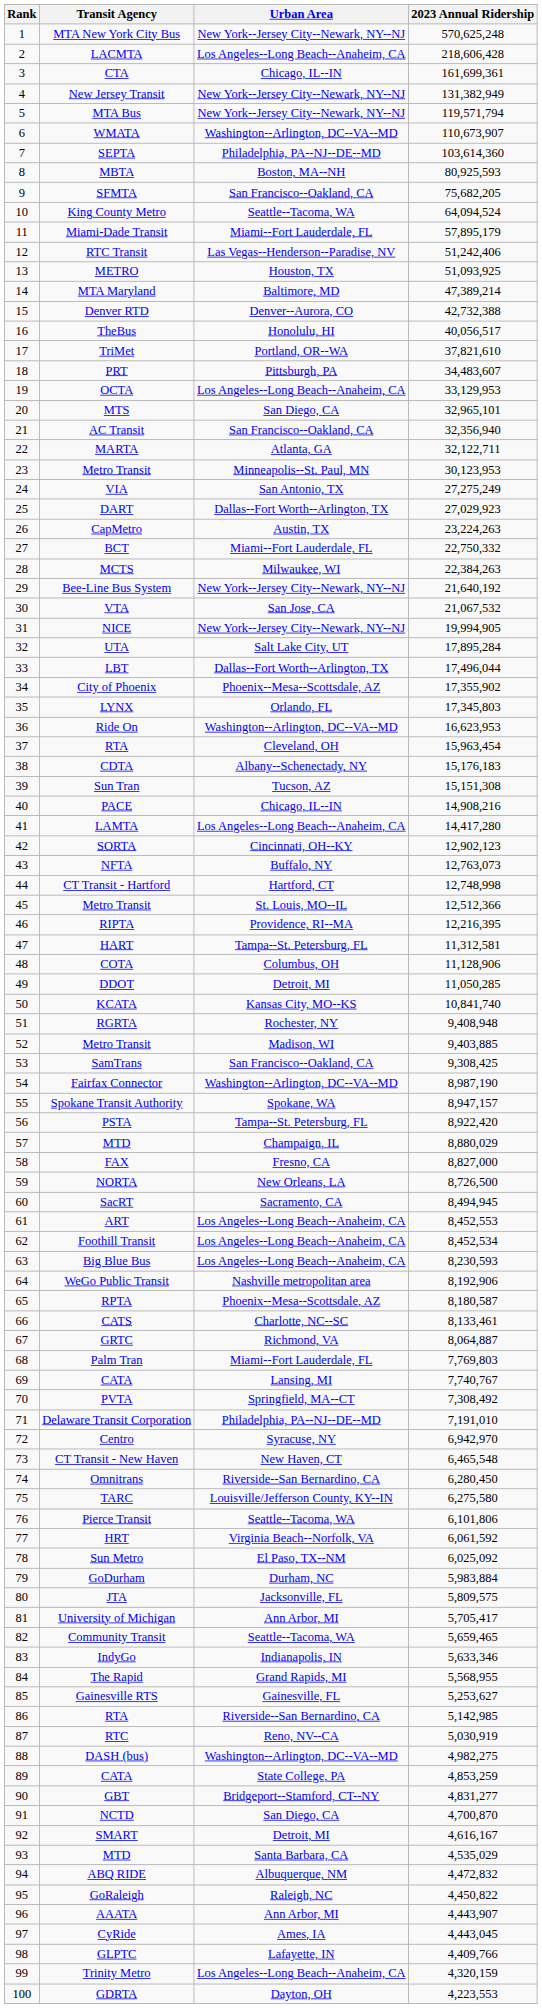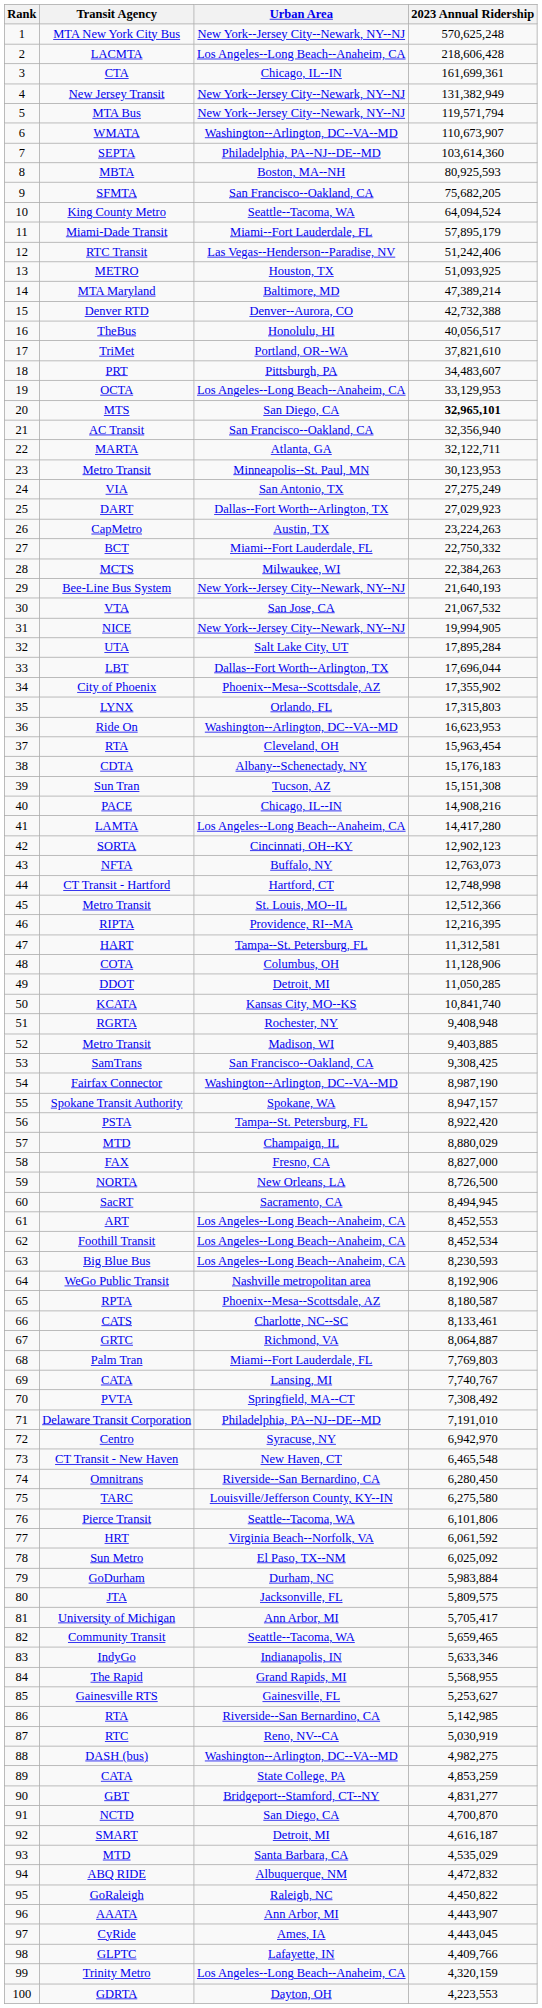(473, 410) normal -> (473, 410) bold
(473, 588) 21,640,192 -> (473, 588) 21,640,193
(473, 667) 17,496,044 -> (473, 667) 17,696,044
(473, 707) 17,345,803 -> (473, 707) 17,315,803
(473, 1835) 4,616,167 -> (473, 1835) 4,616,187
